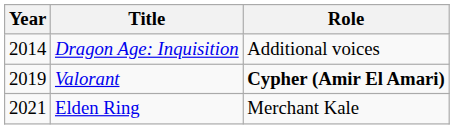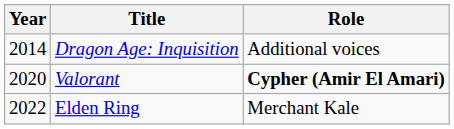(28, 78) 2019 -> (28, 78) 2020
(28, 108) 2021 -> (28, 108) 2022
